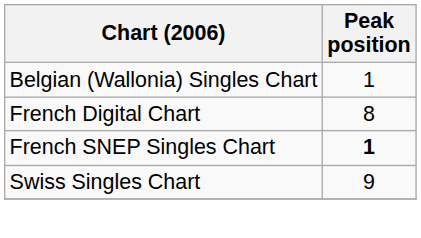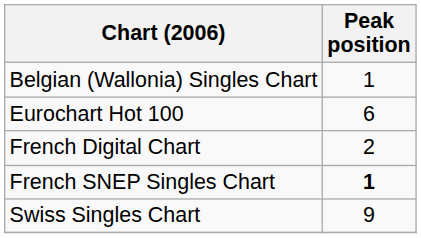+ row: (97, 113)
(369, 113) 8 -> (369, 147) 2
